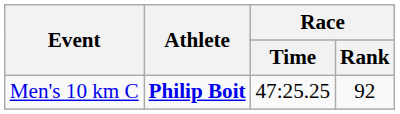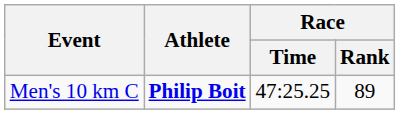(365, 92) 92 -> (365, 92) 89
